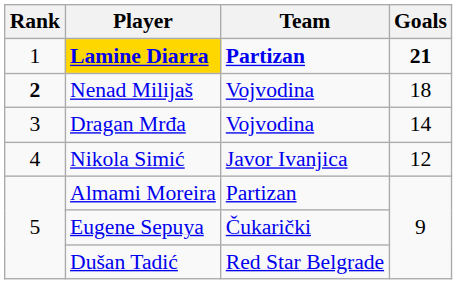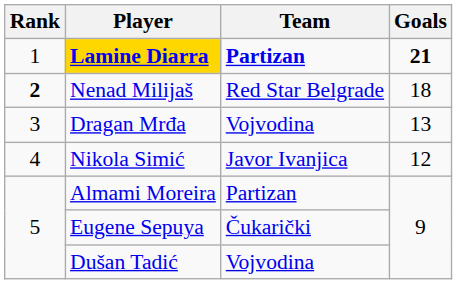(270, 90) Vojvodina -> (305, 90) Red Star Belgrade
(420, 124) 14 -> (420, 124) 13
(305, 261) Red Star Belgrade -> (270, 261) Vojvodina
